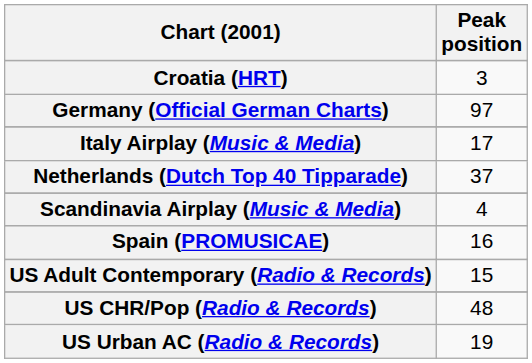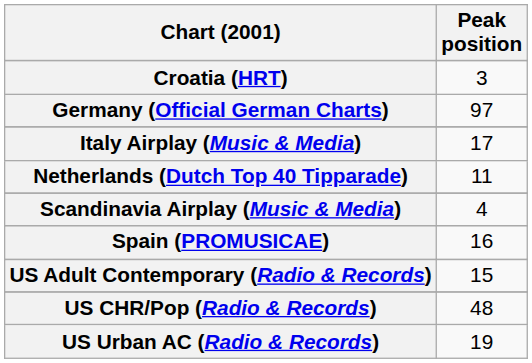(482, 176) 37 -> (482, 176) 11
